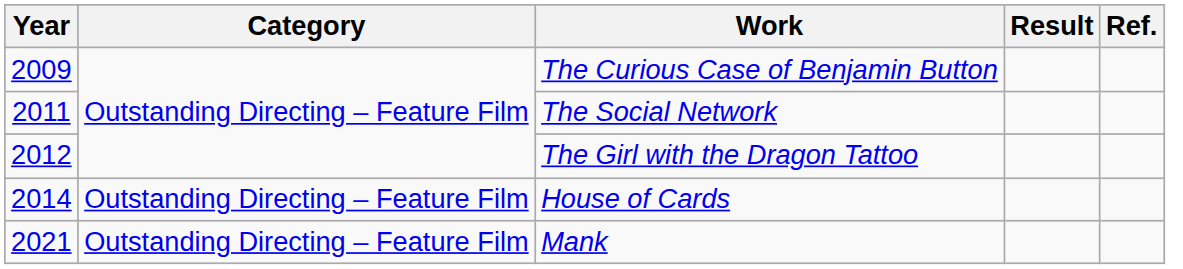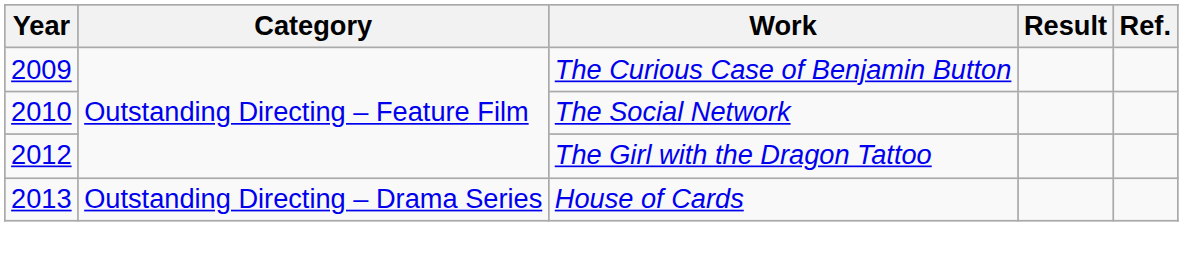(41, 112) 2011 -> (41, 112) 2010
(41, 198) 2014 -> (41, 198) 2013
(306, 198) Outstanding Directing – Feature Film -> (313, 198) Outstanding Directing – Drama Series
- row: (574, 241)
